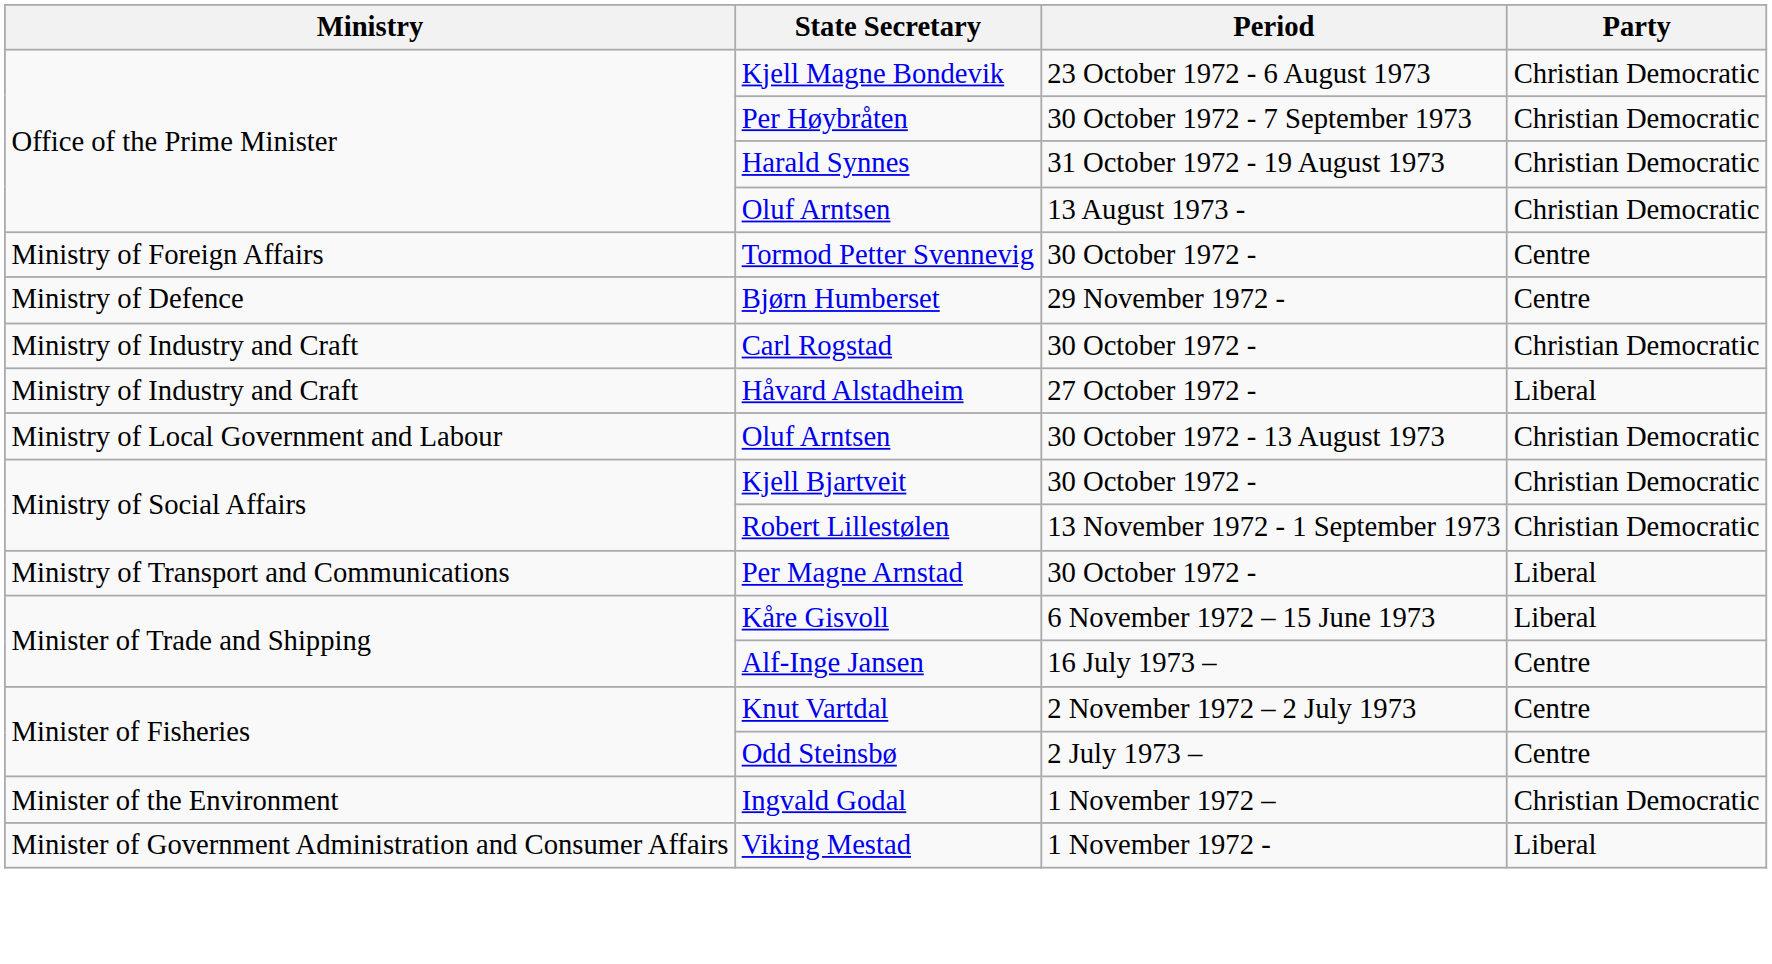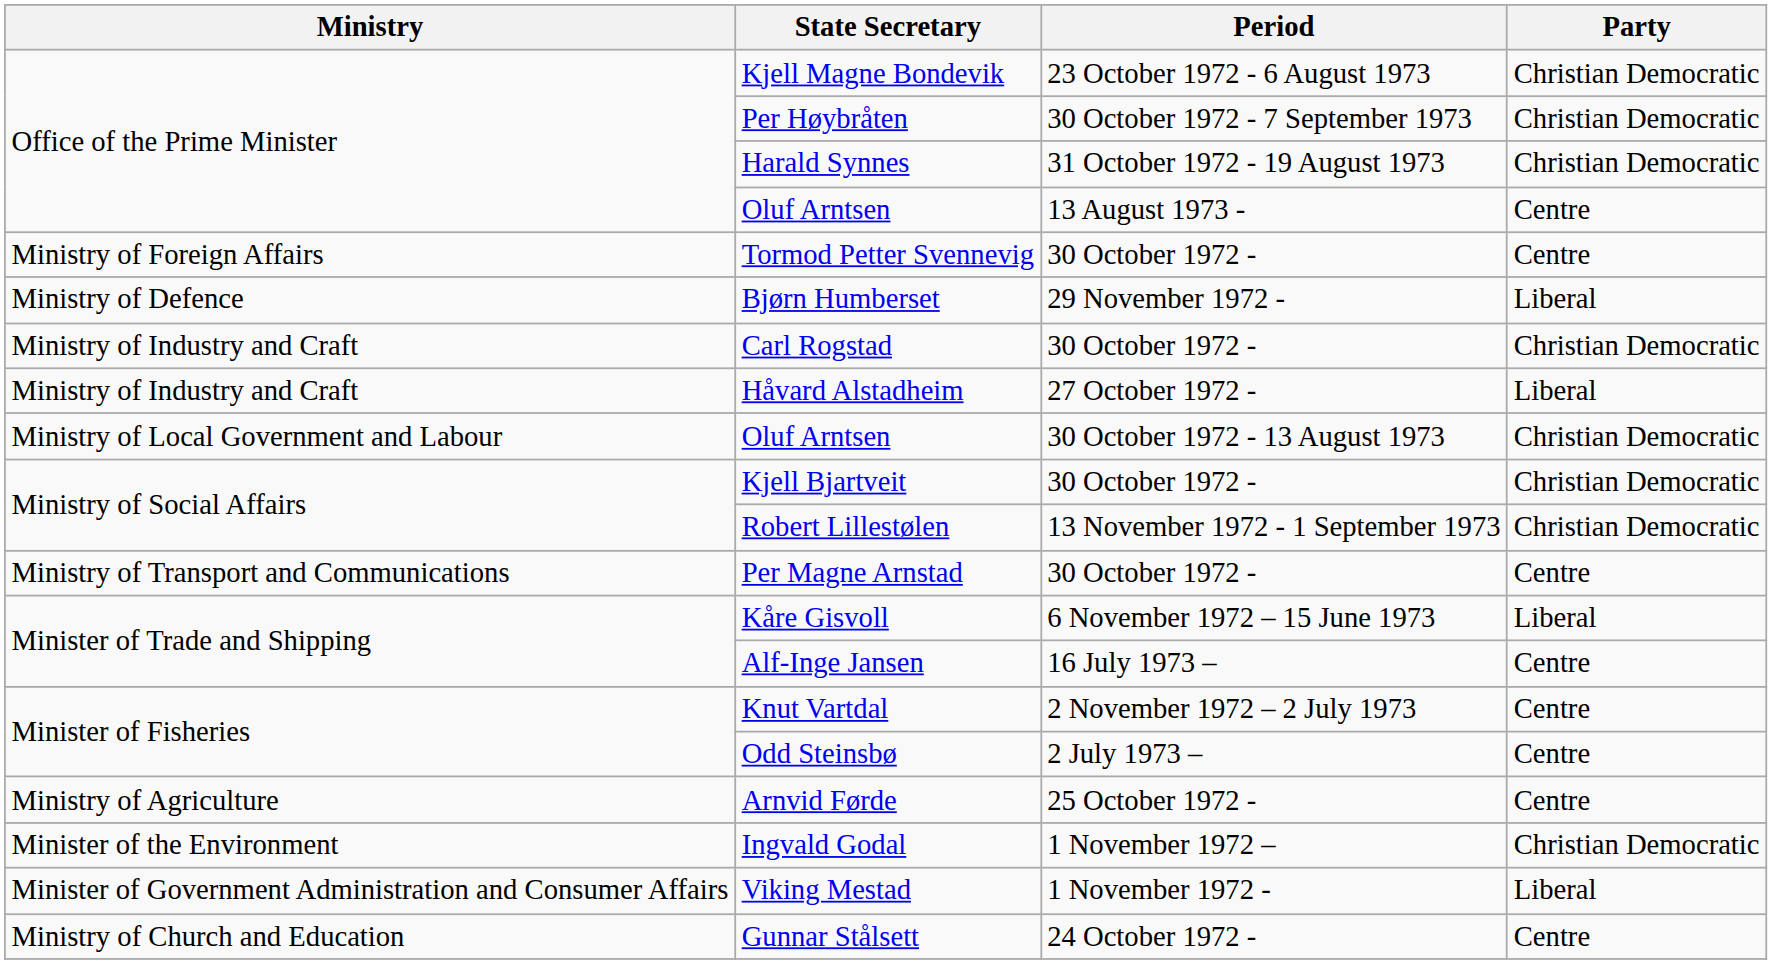(1637, 208) Christian Democratic -> (1552, 208) Centre
(1552, 299) Centre -> (1555, 299) Liberal
(1555, 572) Liberal -> (1552, 572) Centre
+ row: (819, 799)
+ row: (830, 935)
